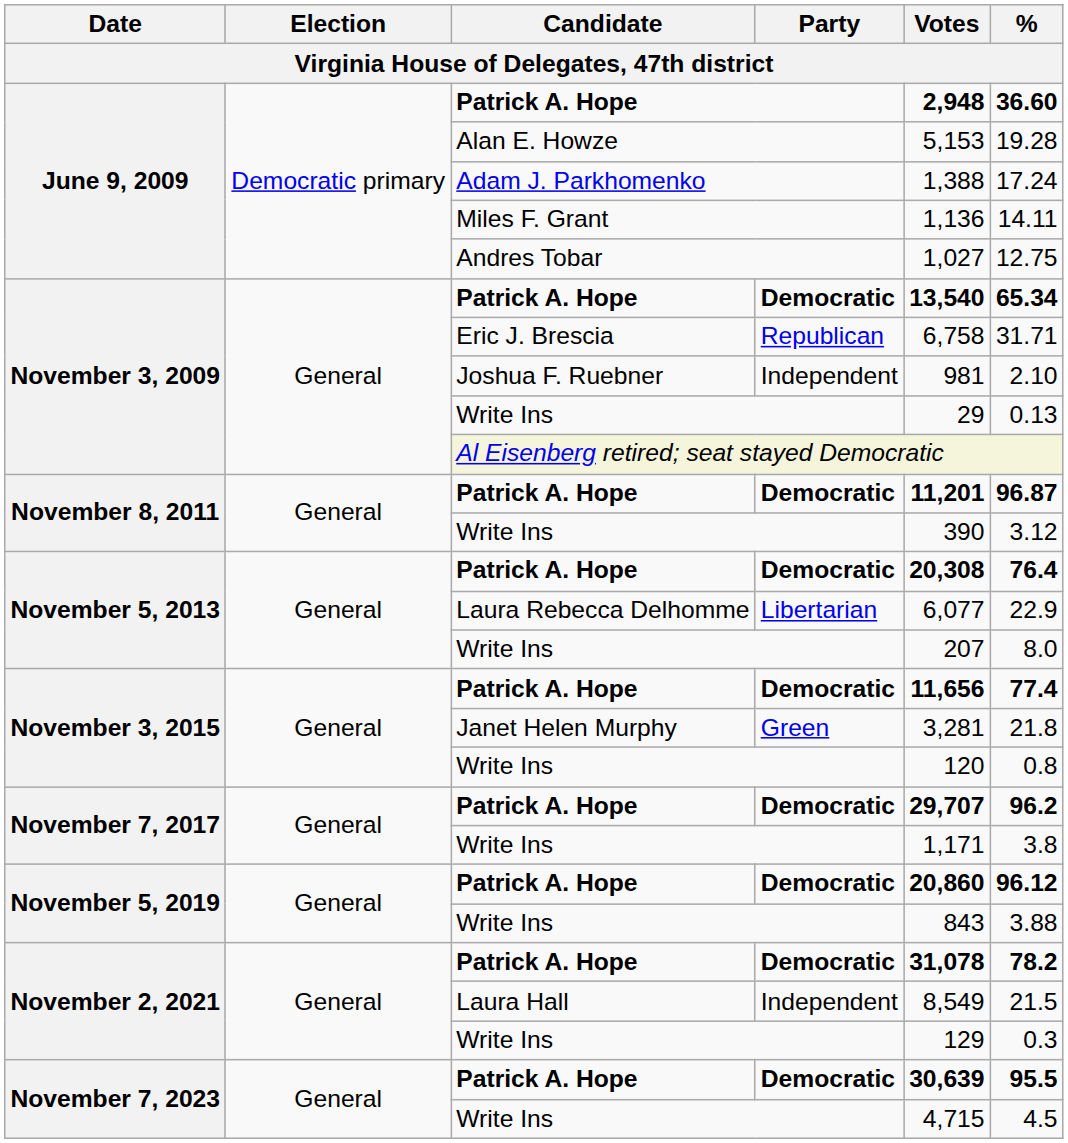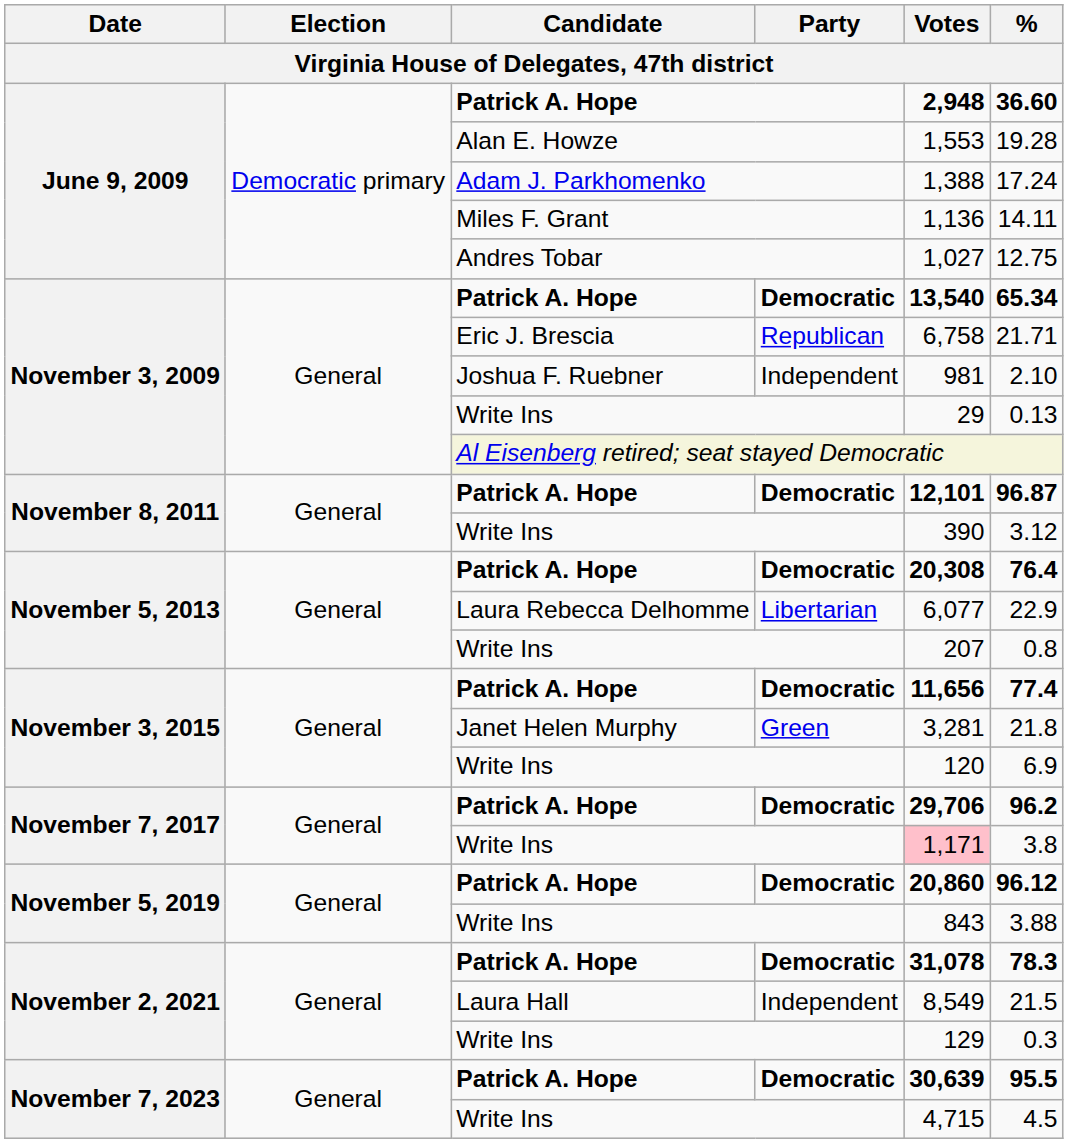(954, 141) 5,153 -> (954, 141) 1,553
(1027, 336) 31.71 -> (1027, 336) 21.71
(948, 492) 11,201 -> (947, 492) 12,101
(1040, 649) 8.0 -> (1040, 649) 0.8
(1040, 766) 0.8 -> (1040, 766) 6.9
(947, 805) 29,707 -> (947, 805) 29,706
(954, 844) no background -> (954, 844) pink background
(1034, 961) 78.2 -> (1034, 961) 78.3
